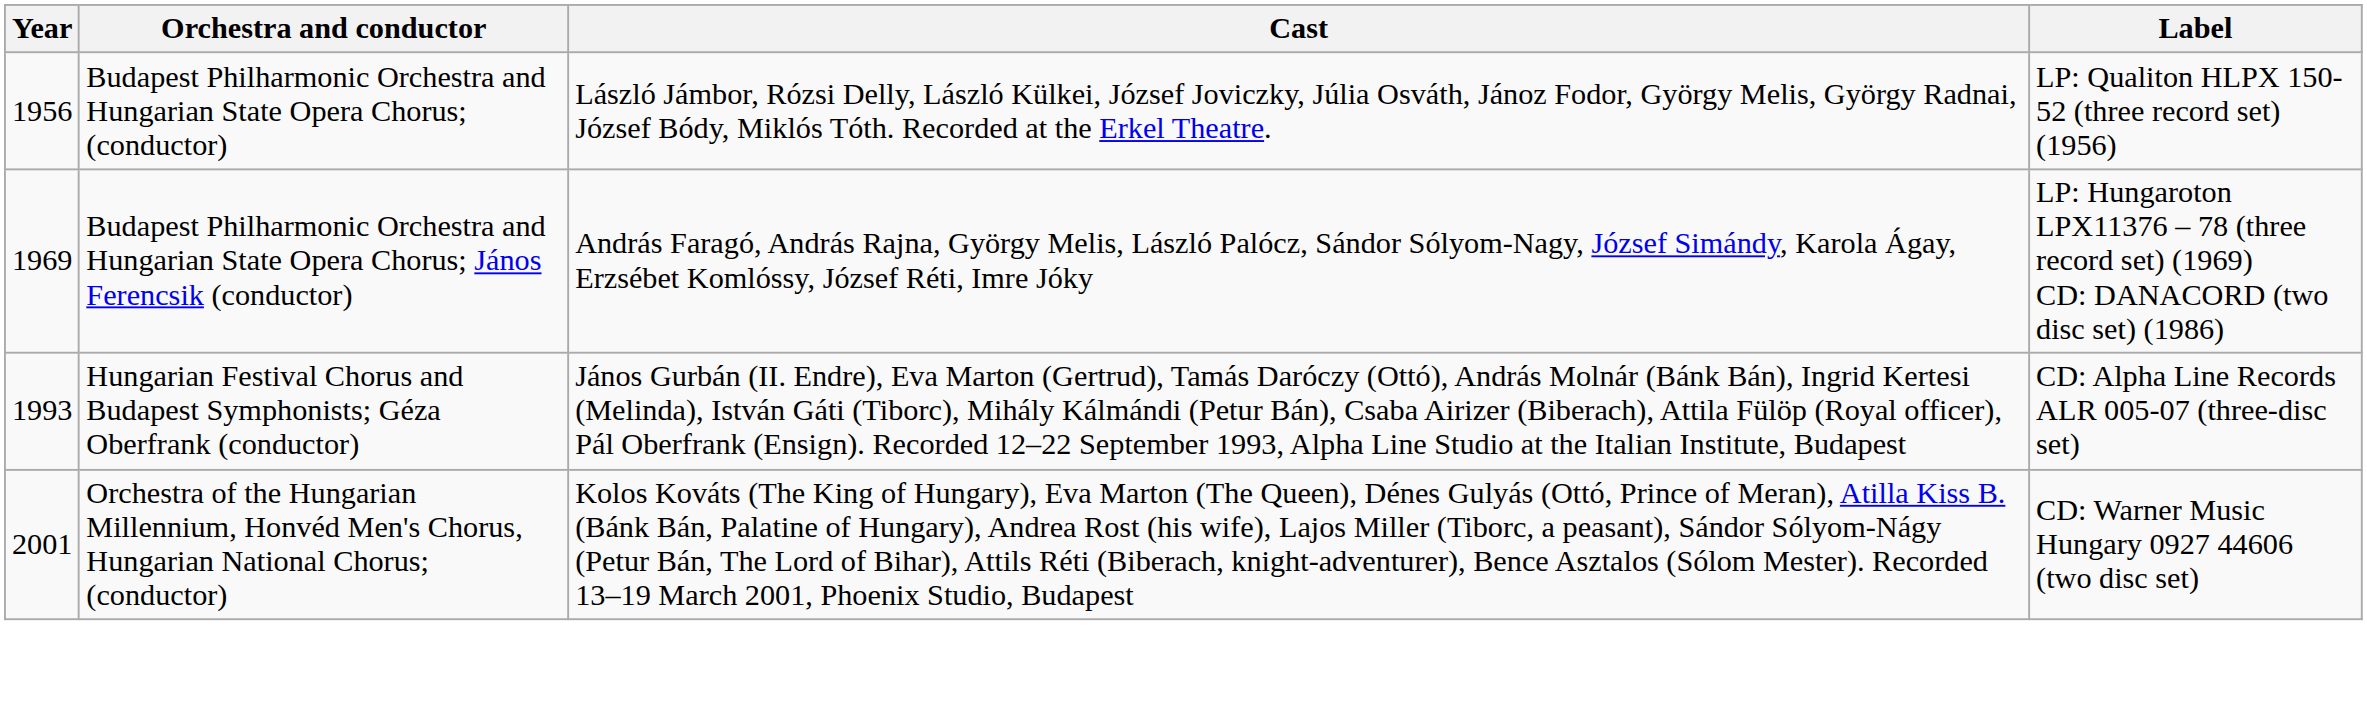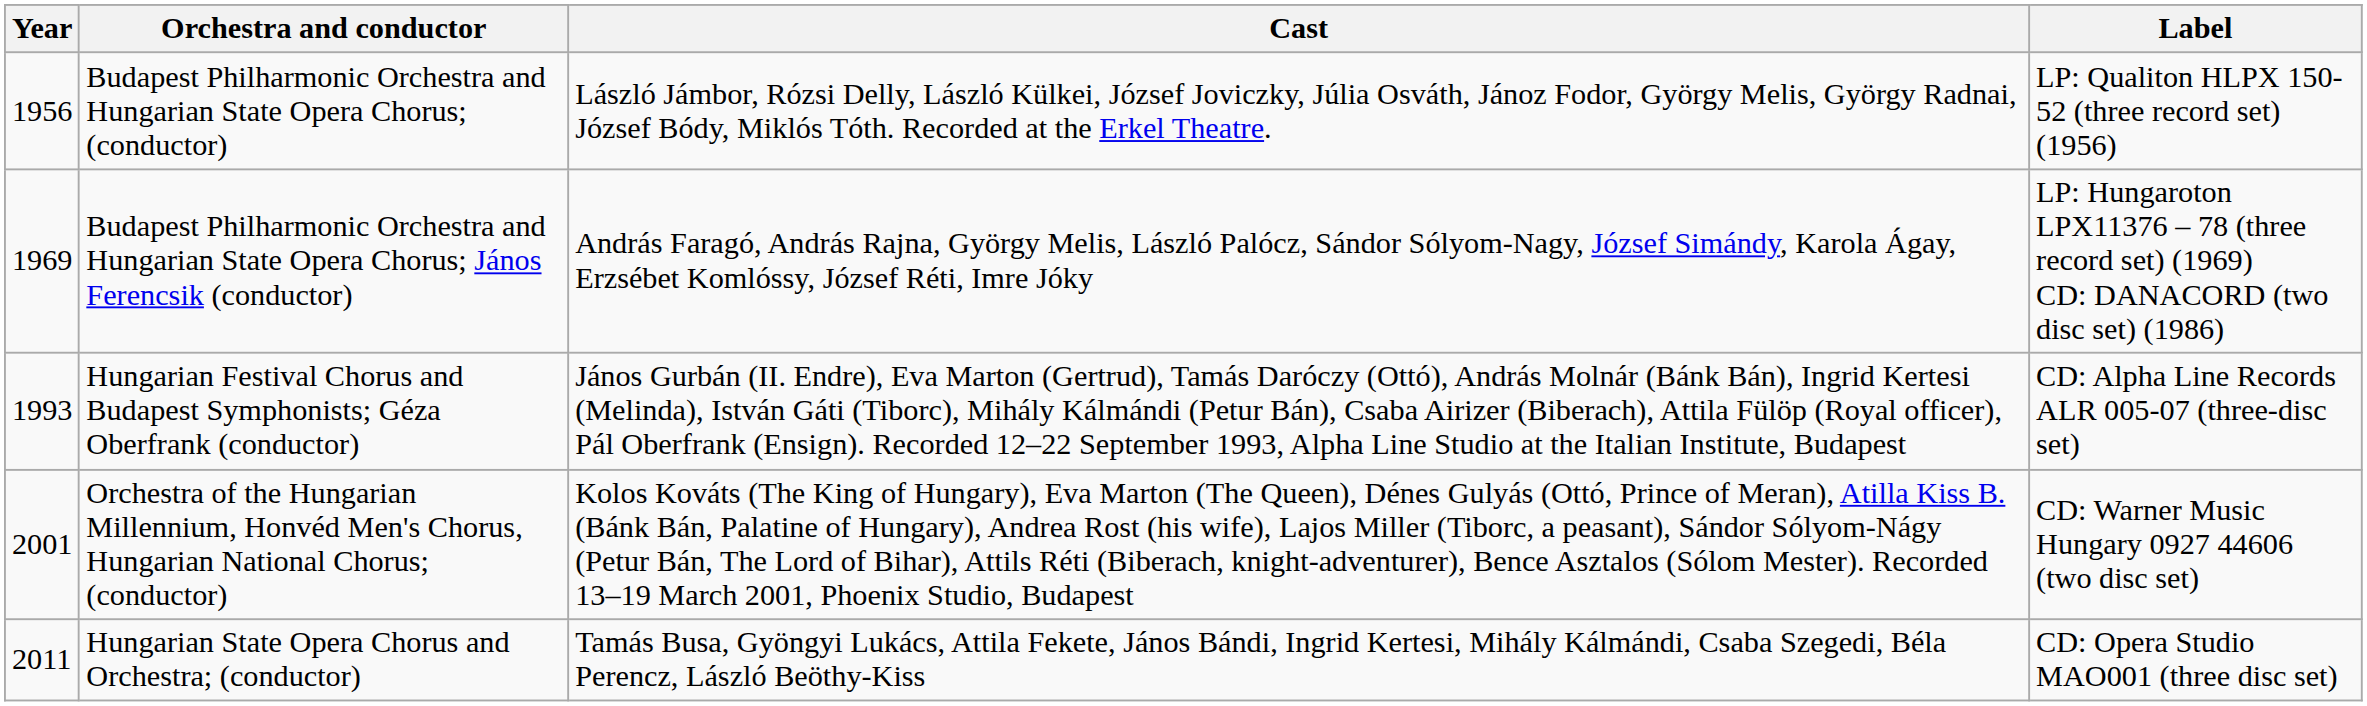+ row: (298, 659)
